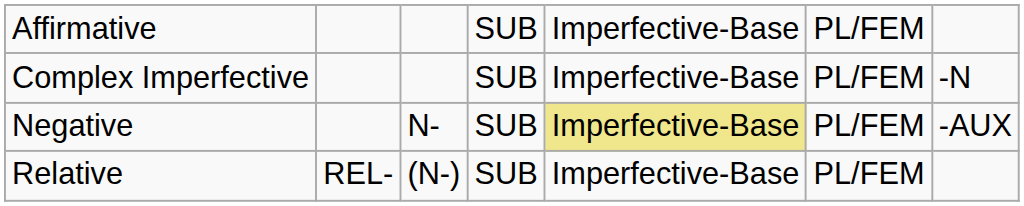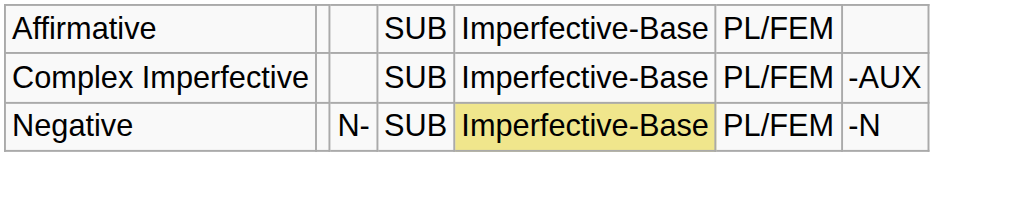(955, 77) -N -> (885, 77) -AUX
(975, 126) -AUX -> (864, 126) -N
- row: (68, 175)
